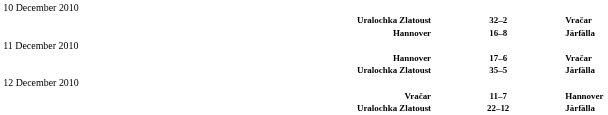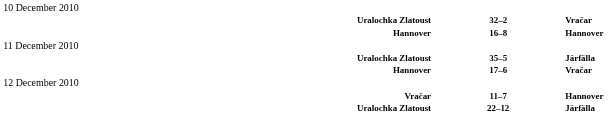(580, 32) Järfälla -> (584, 32) Hannover
rows swapped: (394, 70) <-> (412, 58)
